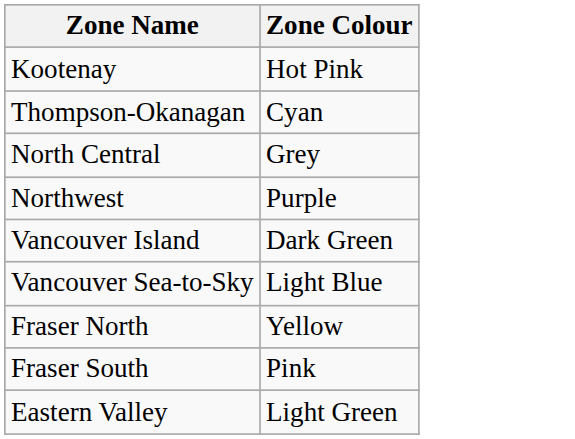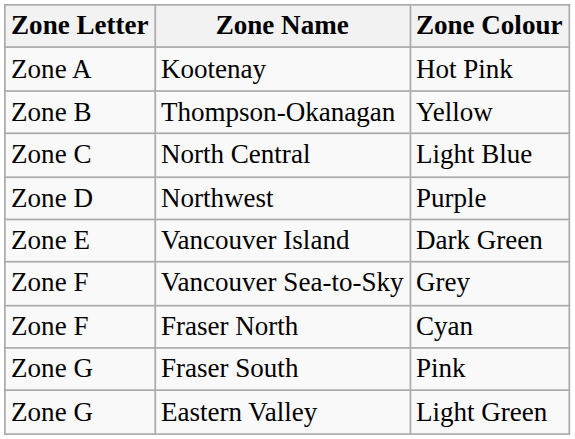+ column: (80, 25)
(295, 111) Cyan -> (454, 111) Yellow
(293, 154) Grey -> (474, 154) Light Blue
(324, 283) Light Blue -> (443, 283) Grey
(305, 326) Yellow -> (445, 326) Cyan
